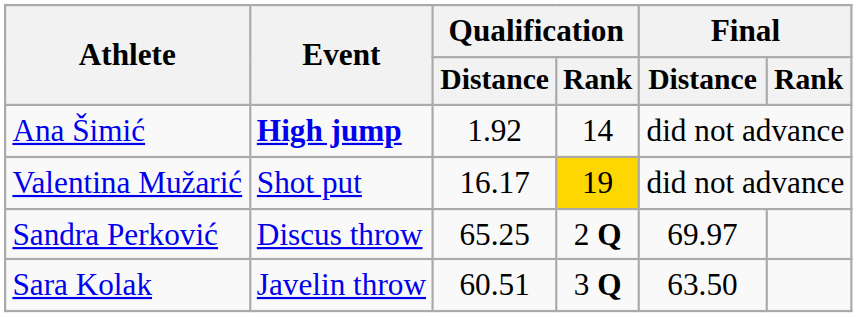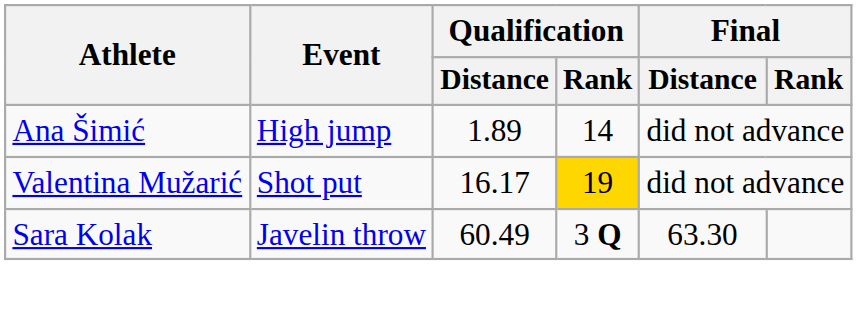(329, 130) bold -> (324, 130) normal
(495, 130) 1.92 -> (495, 130) 1.89
- row: (115, 234)
(495, 285) 60.51 -> (495, 234) 60.49
(702, 285) 63.50 -> (702, 234) 63.30
